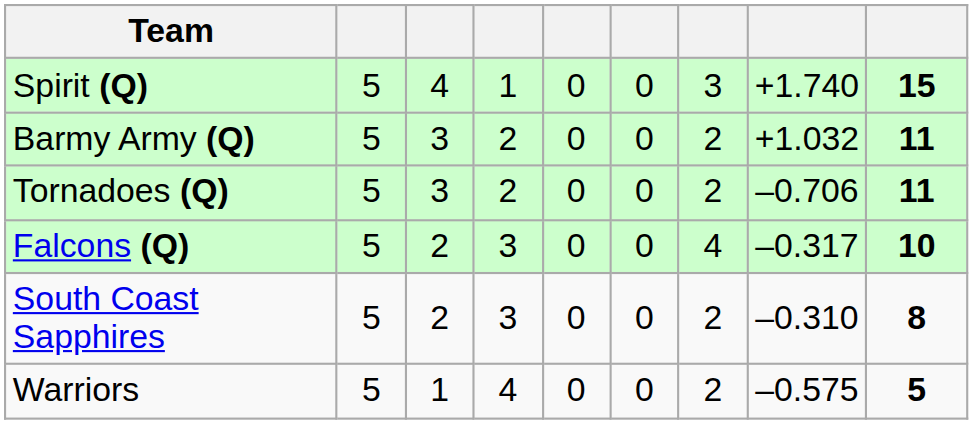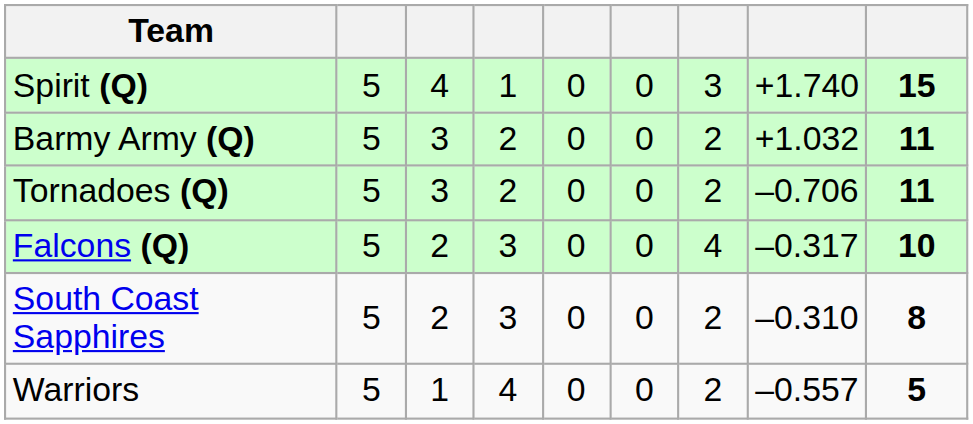(807, 390) –0.575 -> (807, 390) –0.557
